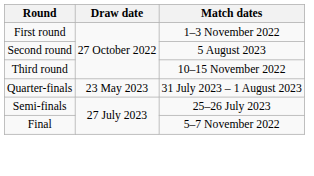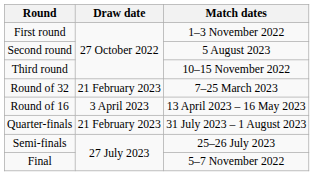+ row: (40, 87)
+ row: (40, 106)
(117, 87) 23 May 2023 -> (119, 124) 21 February 2023
